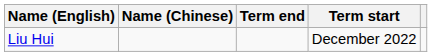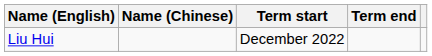columns swapped: (364, 16) <-> (272, 16)
